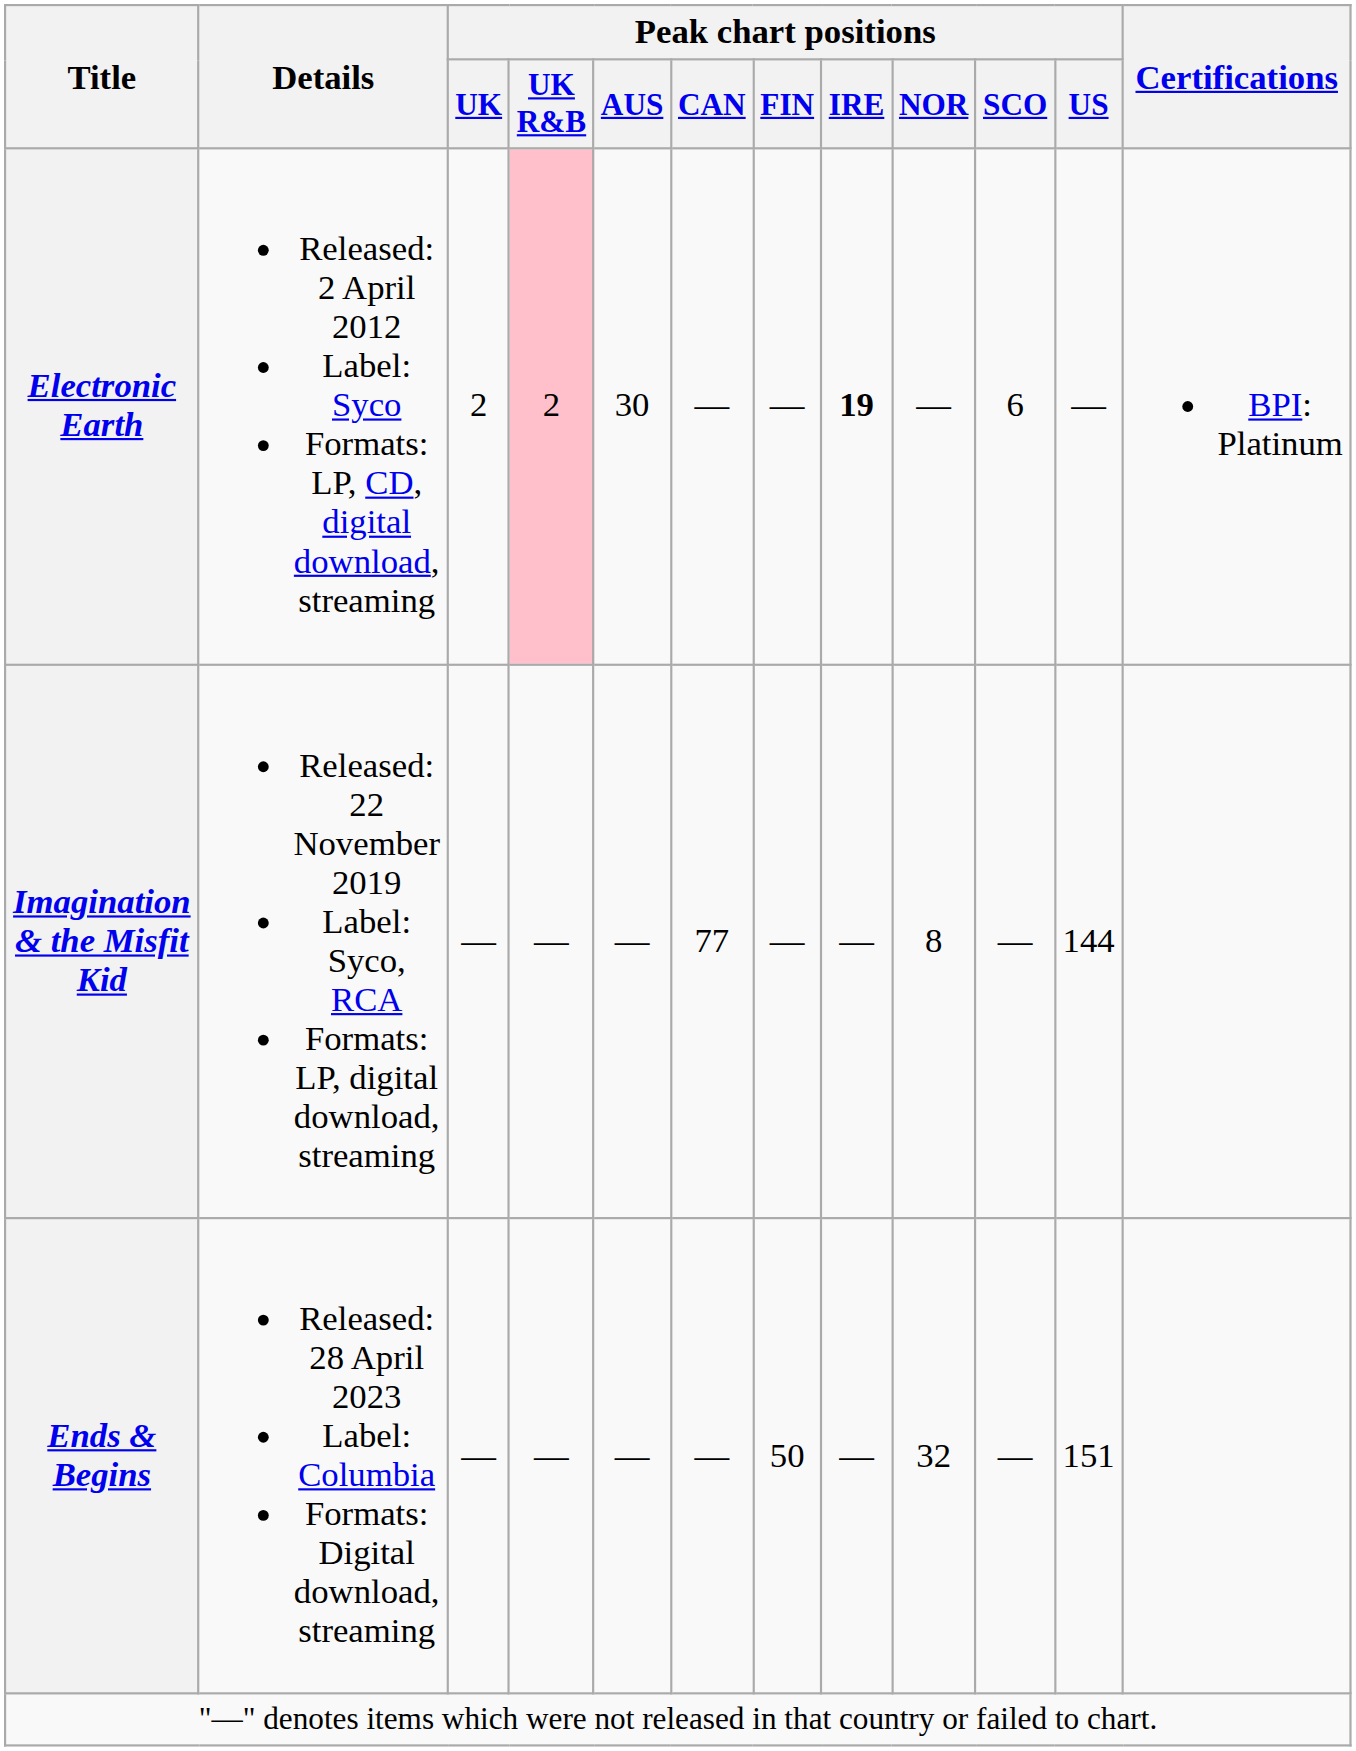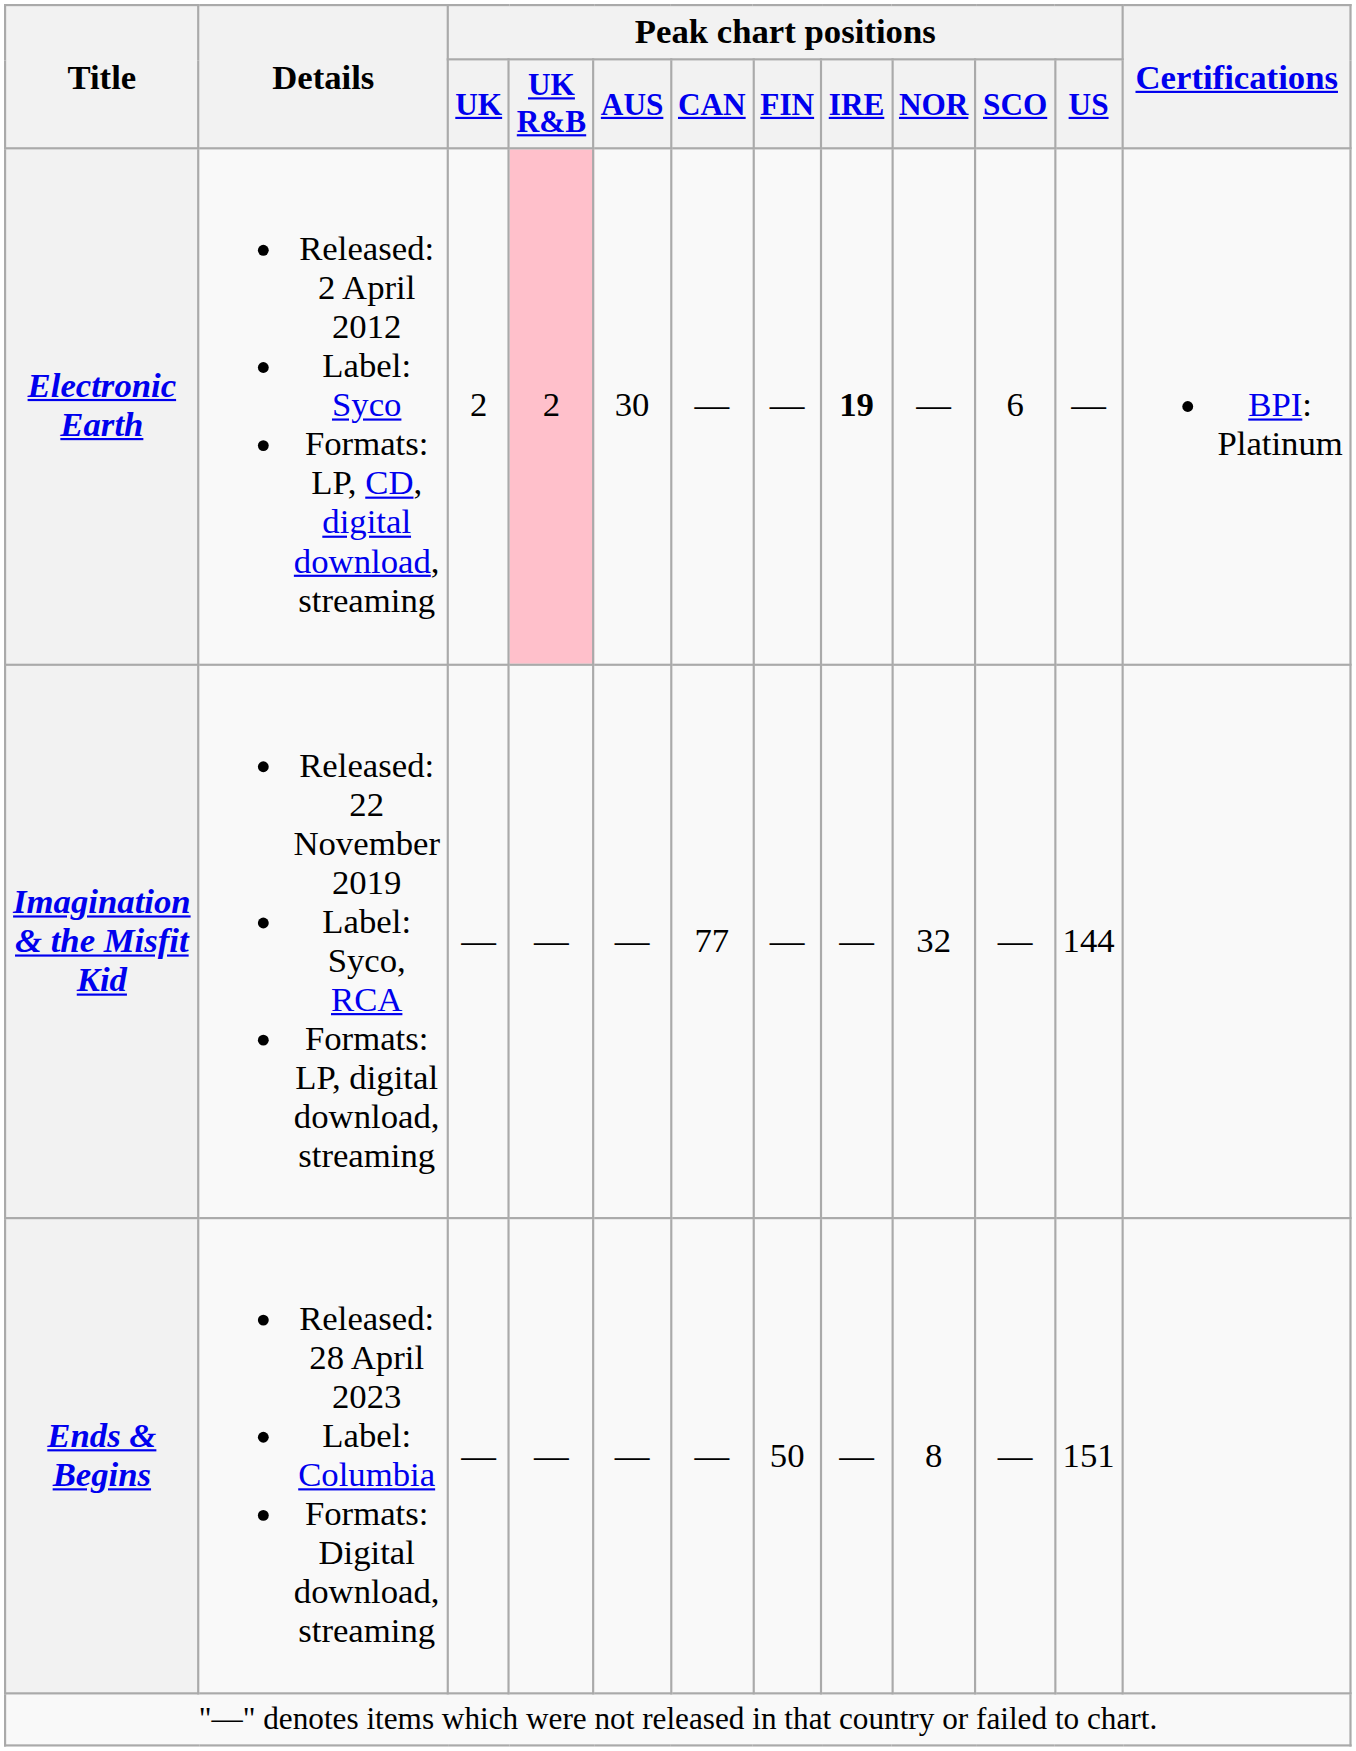(934, 940) 8 -> (934, 940) 32
(934, 1455) 32 -> (934, 1455) 8
